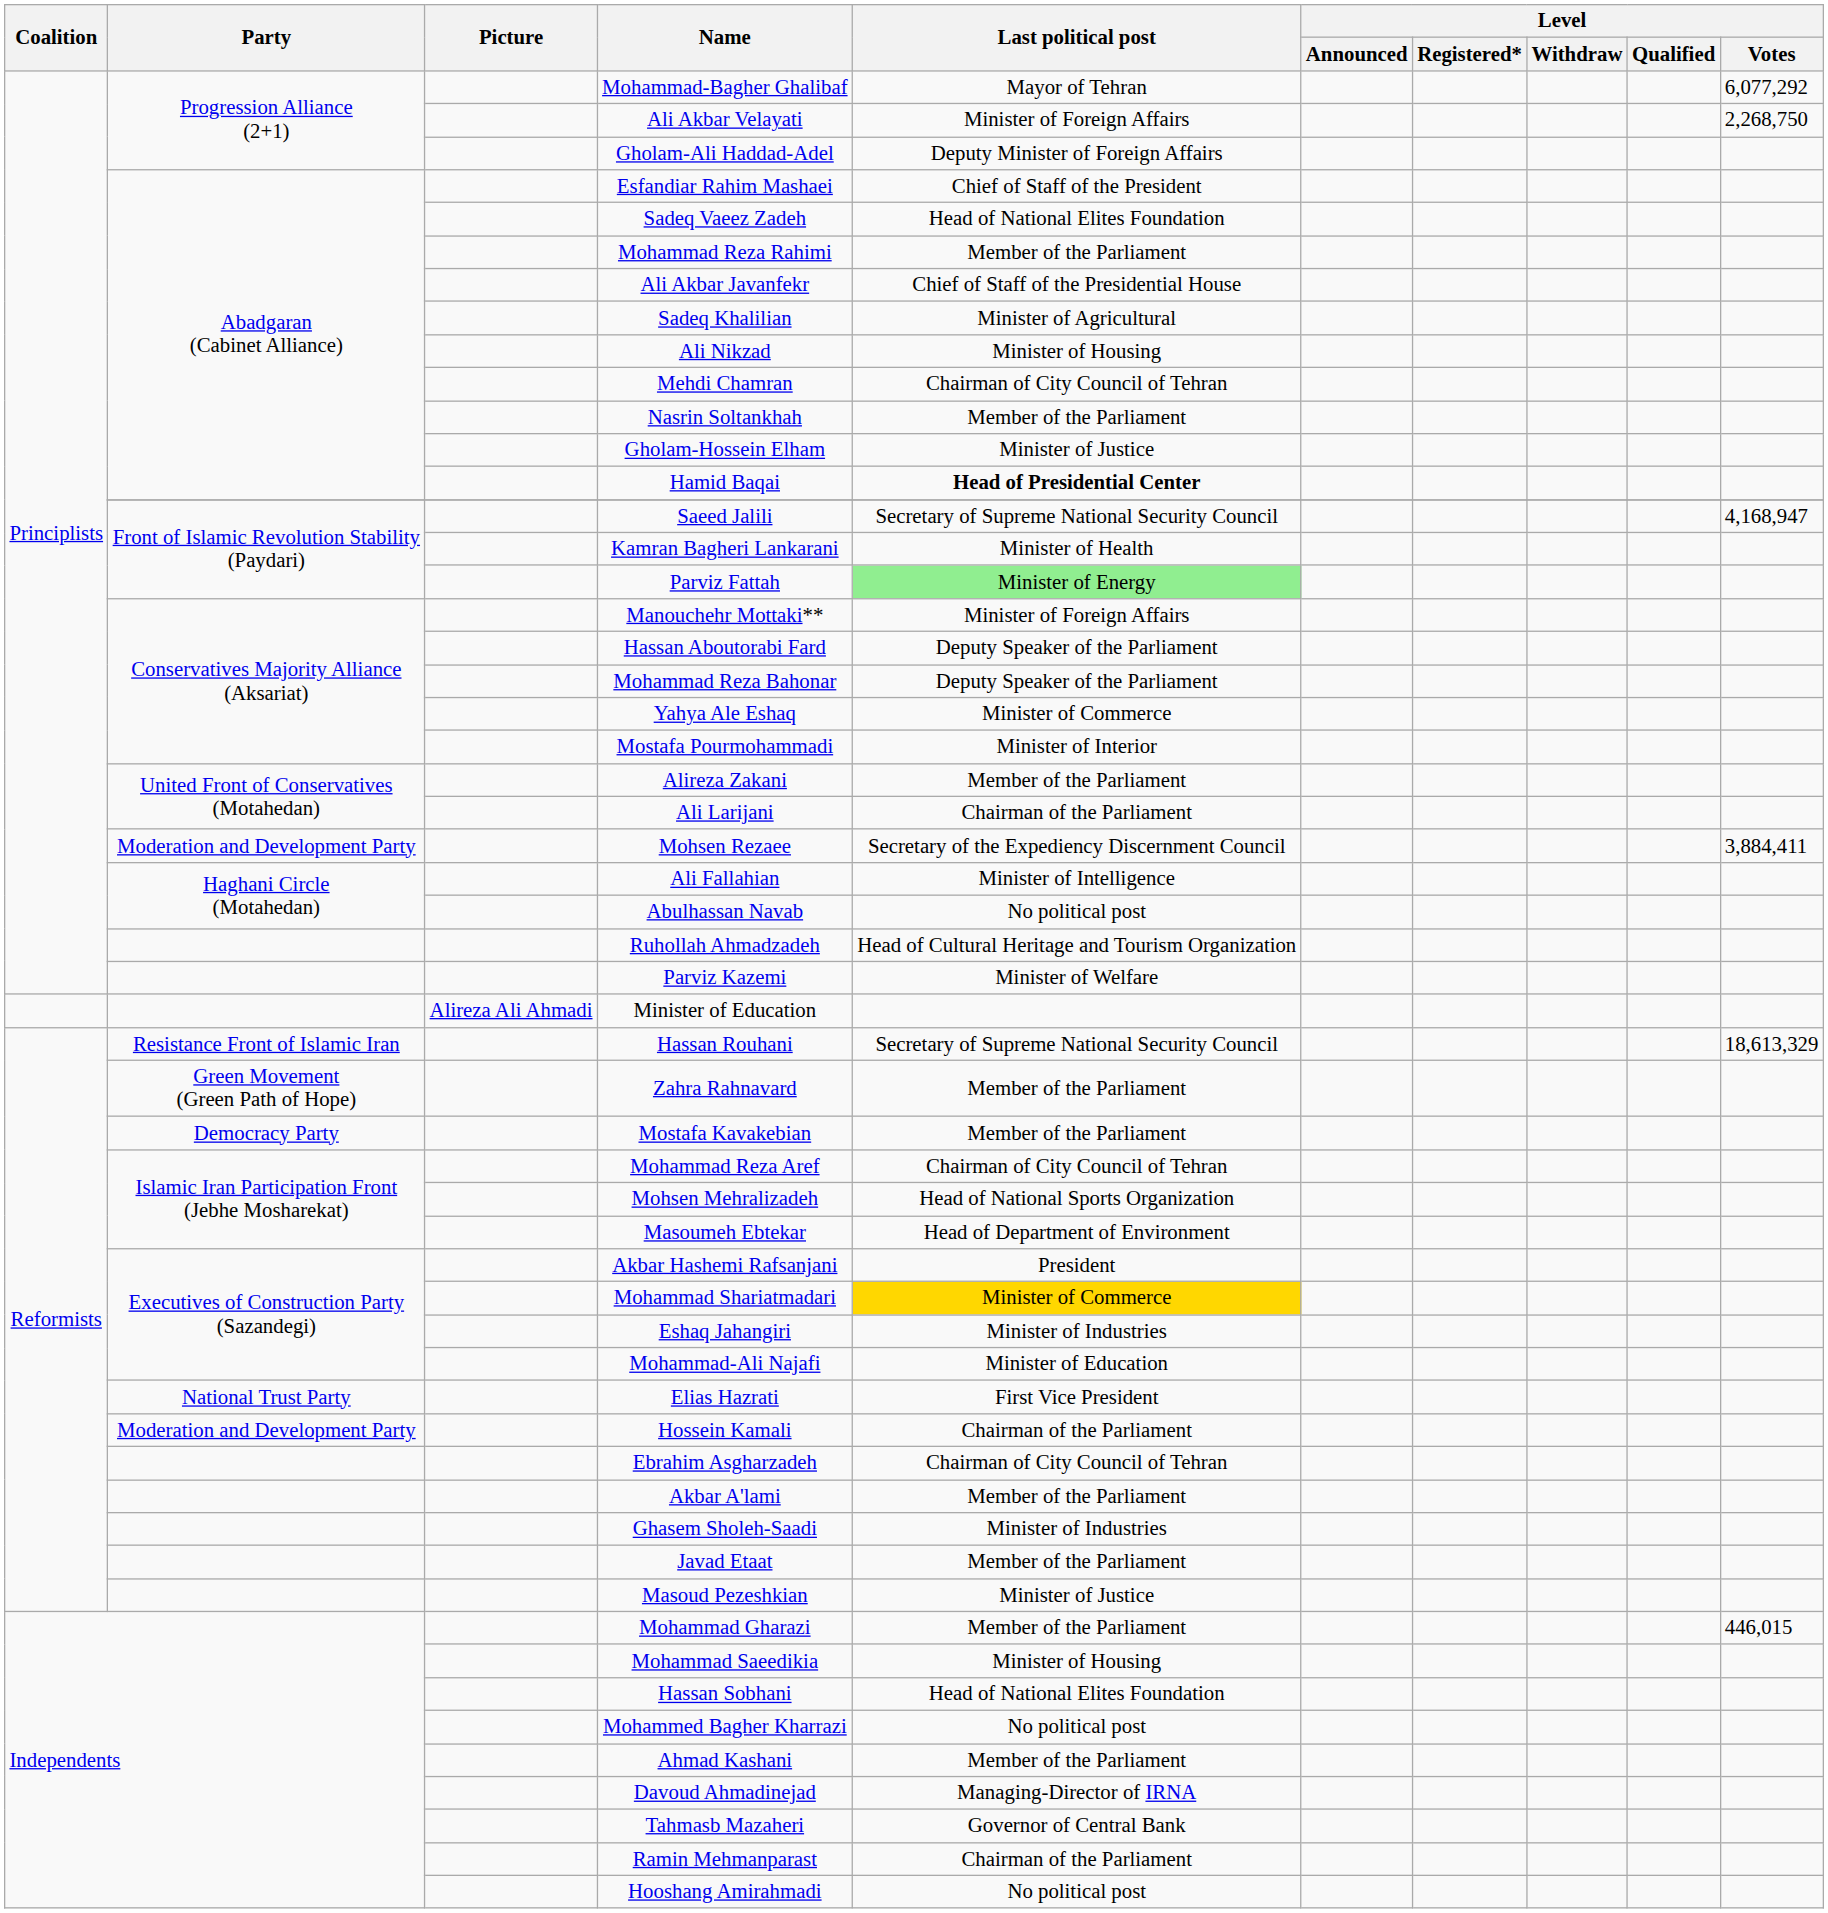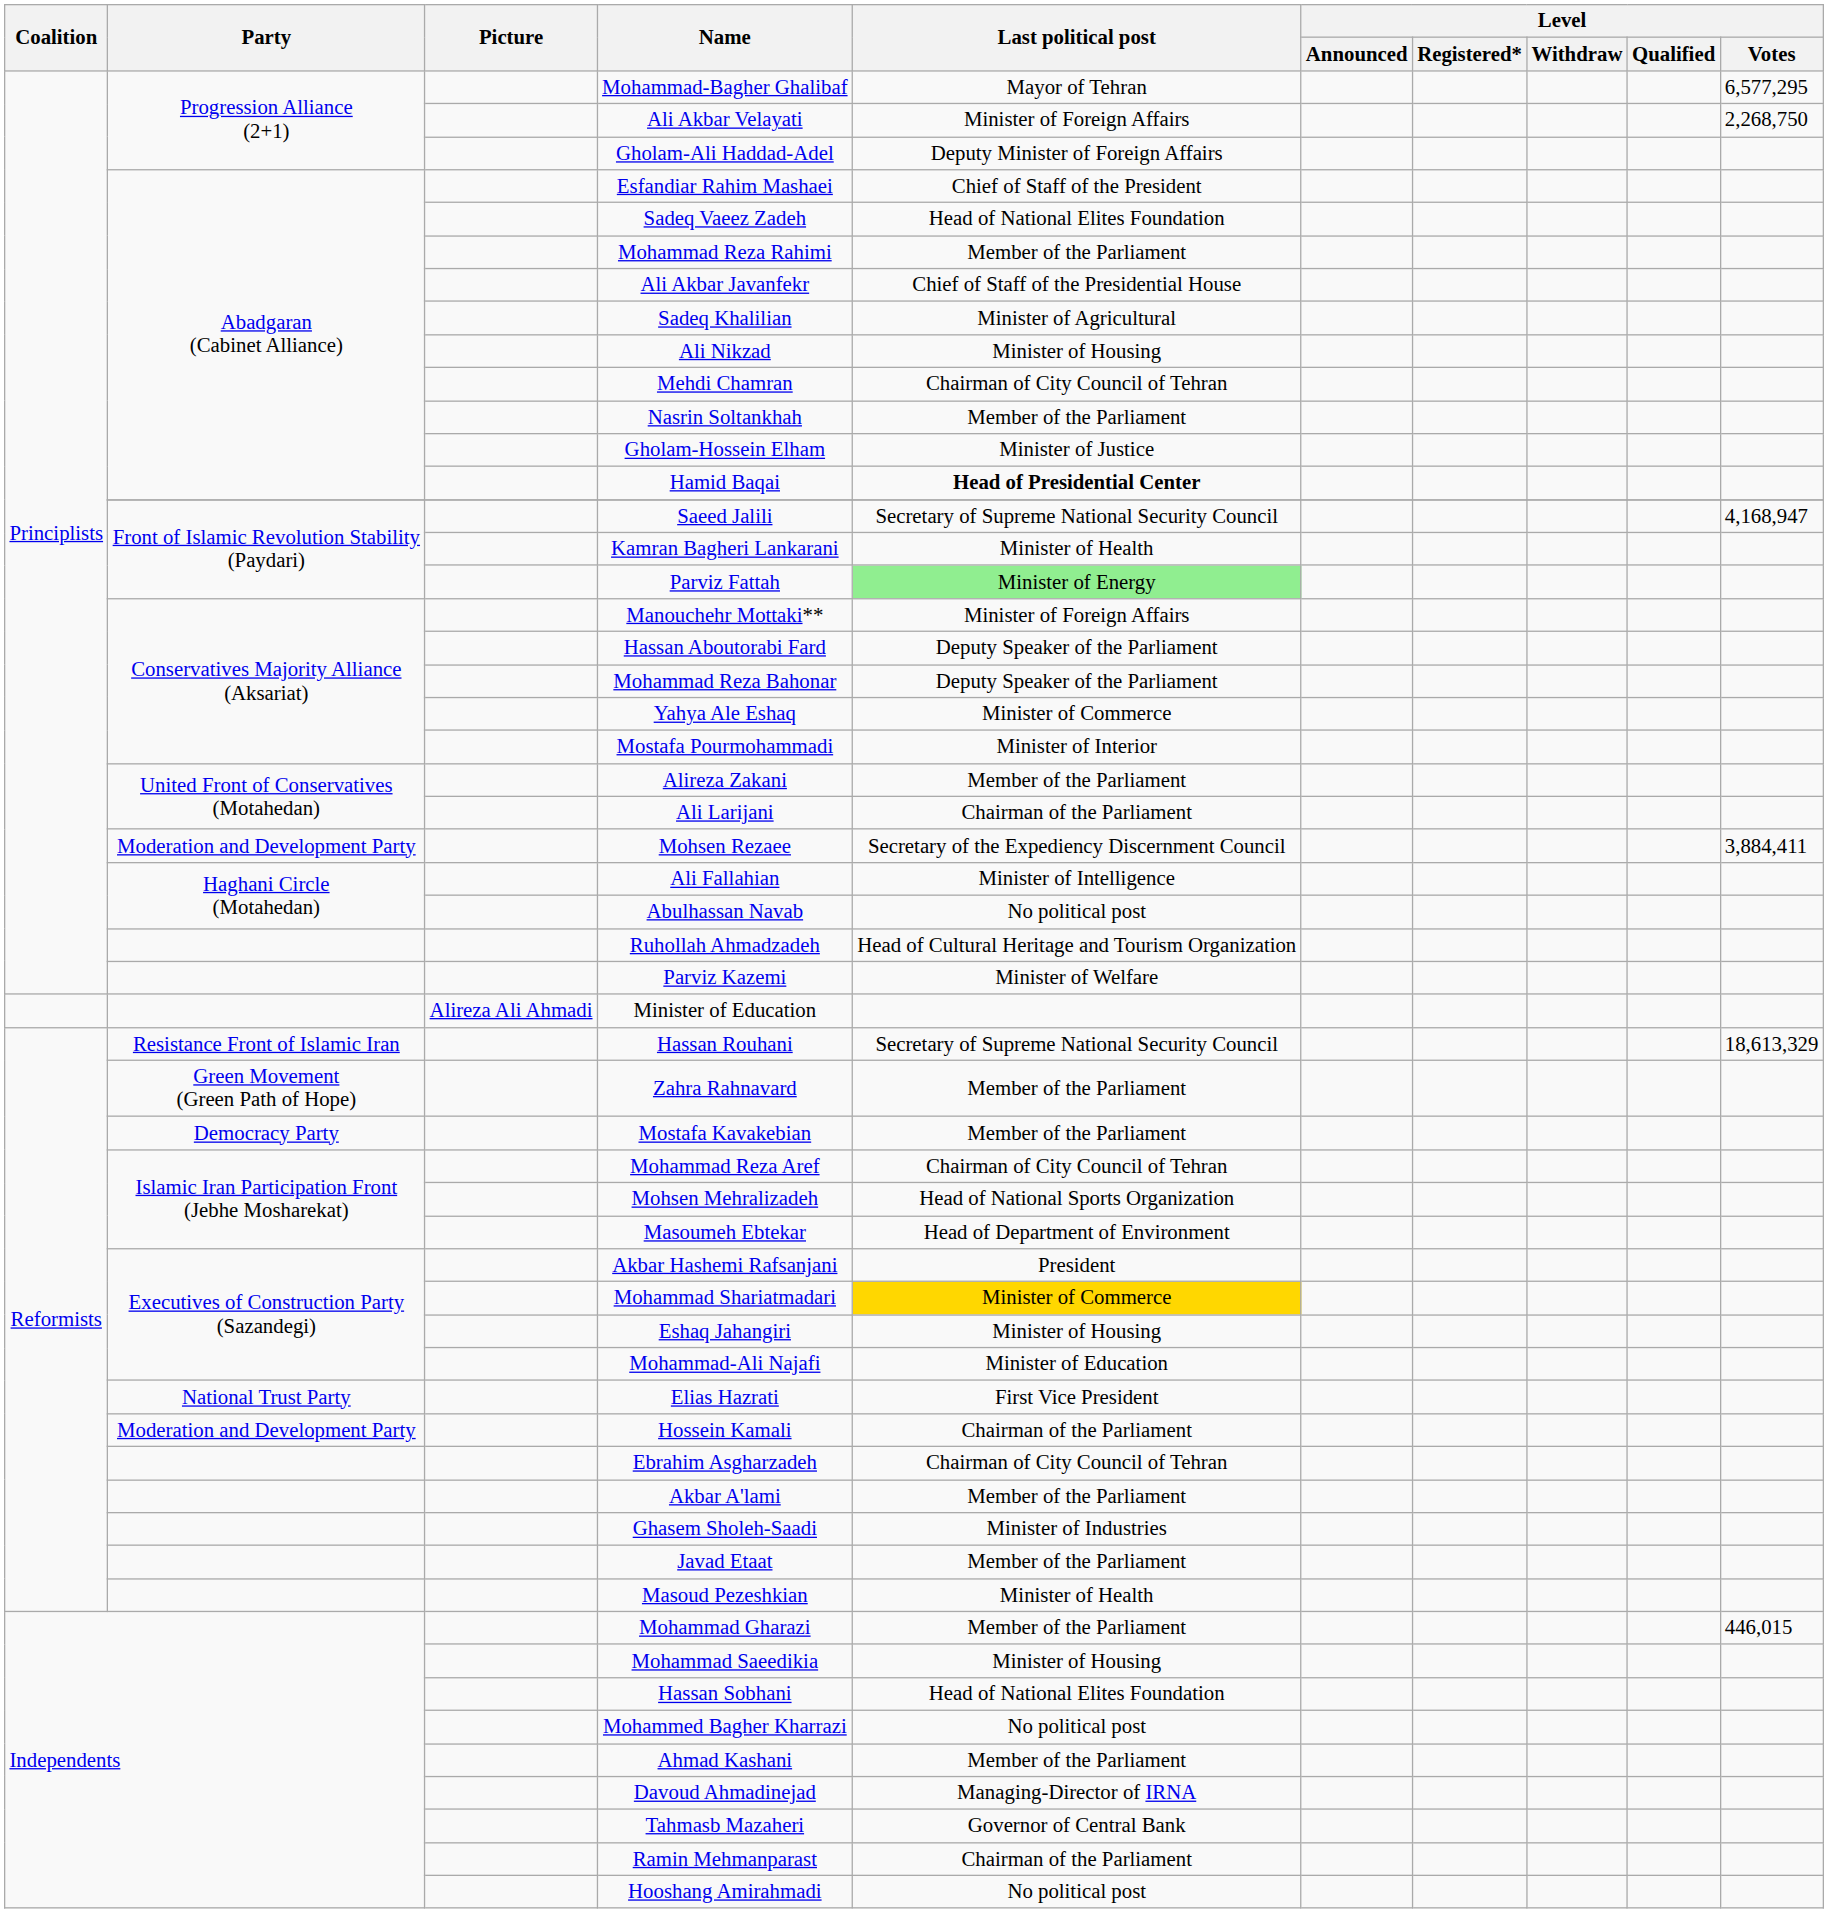(1766, 86) 6,077,292 -> (1766, 86) 6,577,295
(1077, 1330) Minister of Industries -> (1077, 1330) Minister of Housing
(1077, 1594) Minister of Justice -> (1077, 1594) Minister of Health
